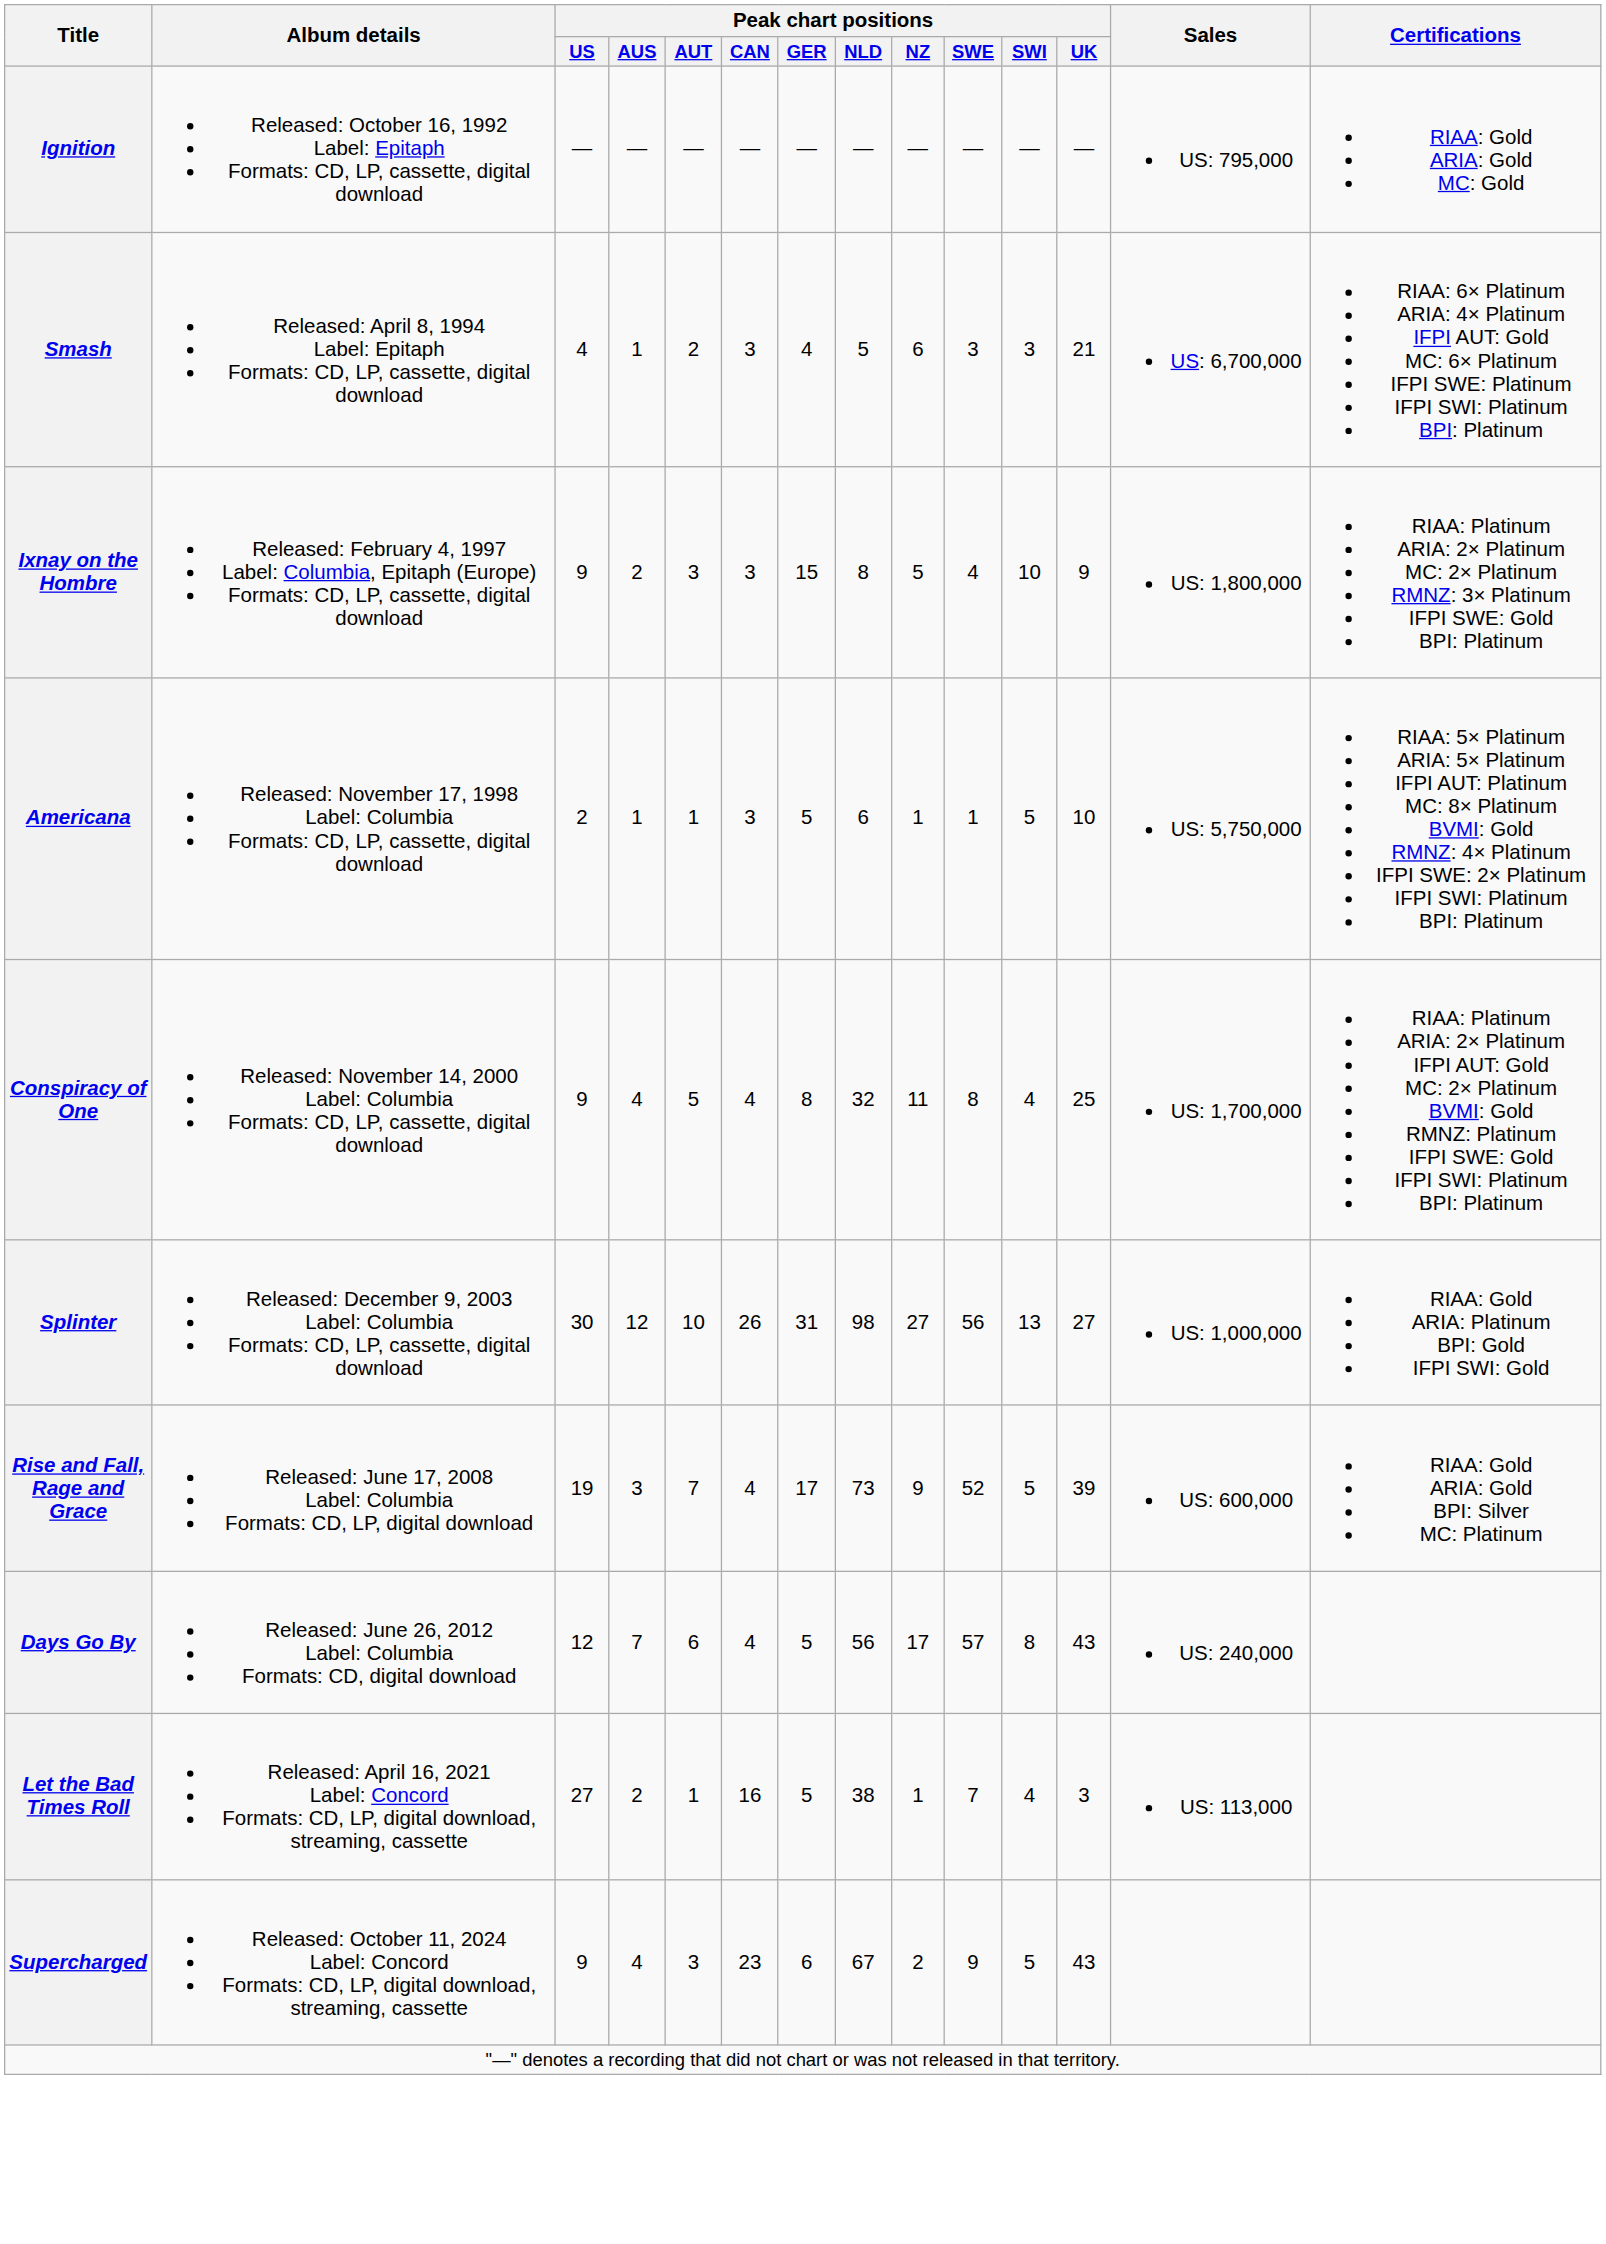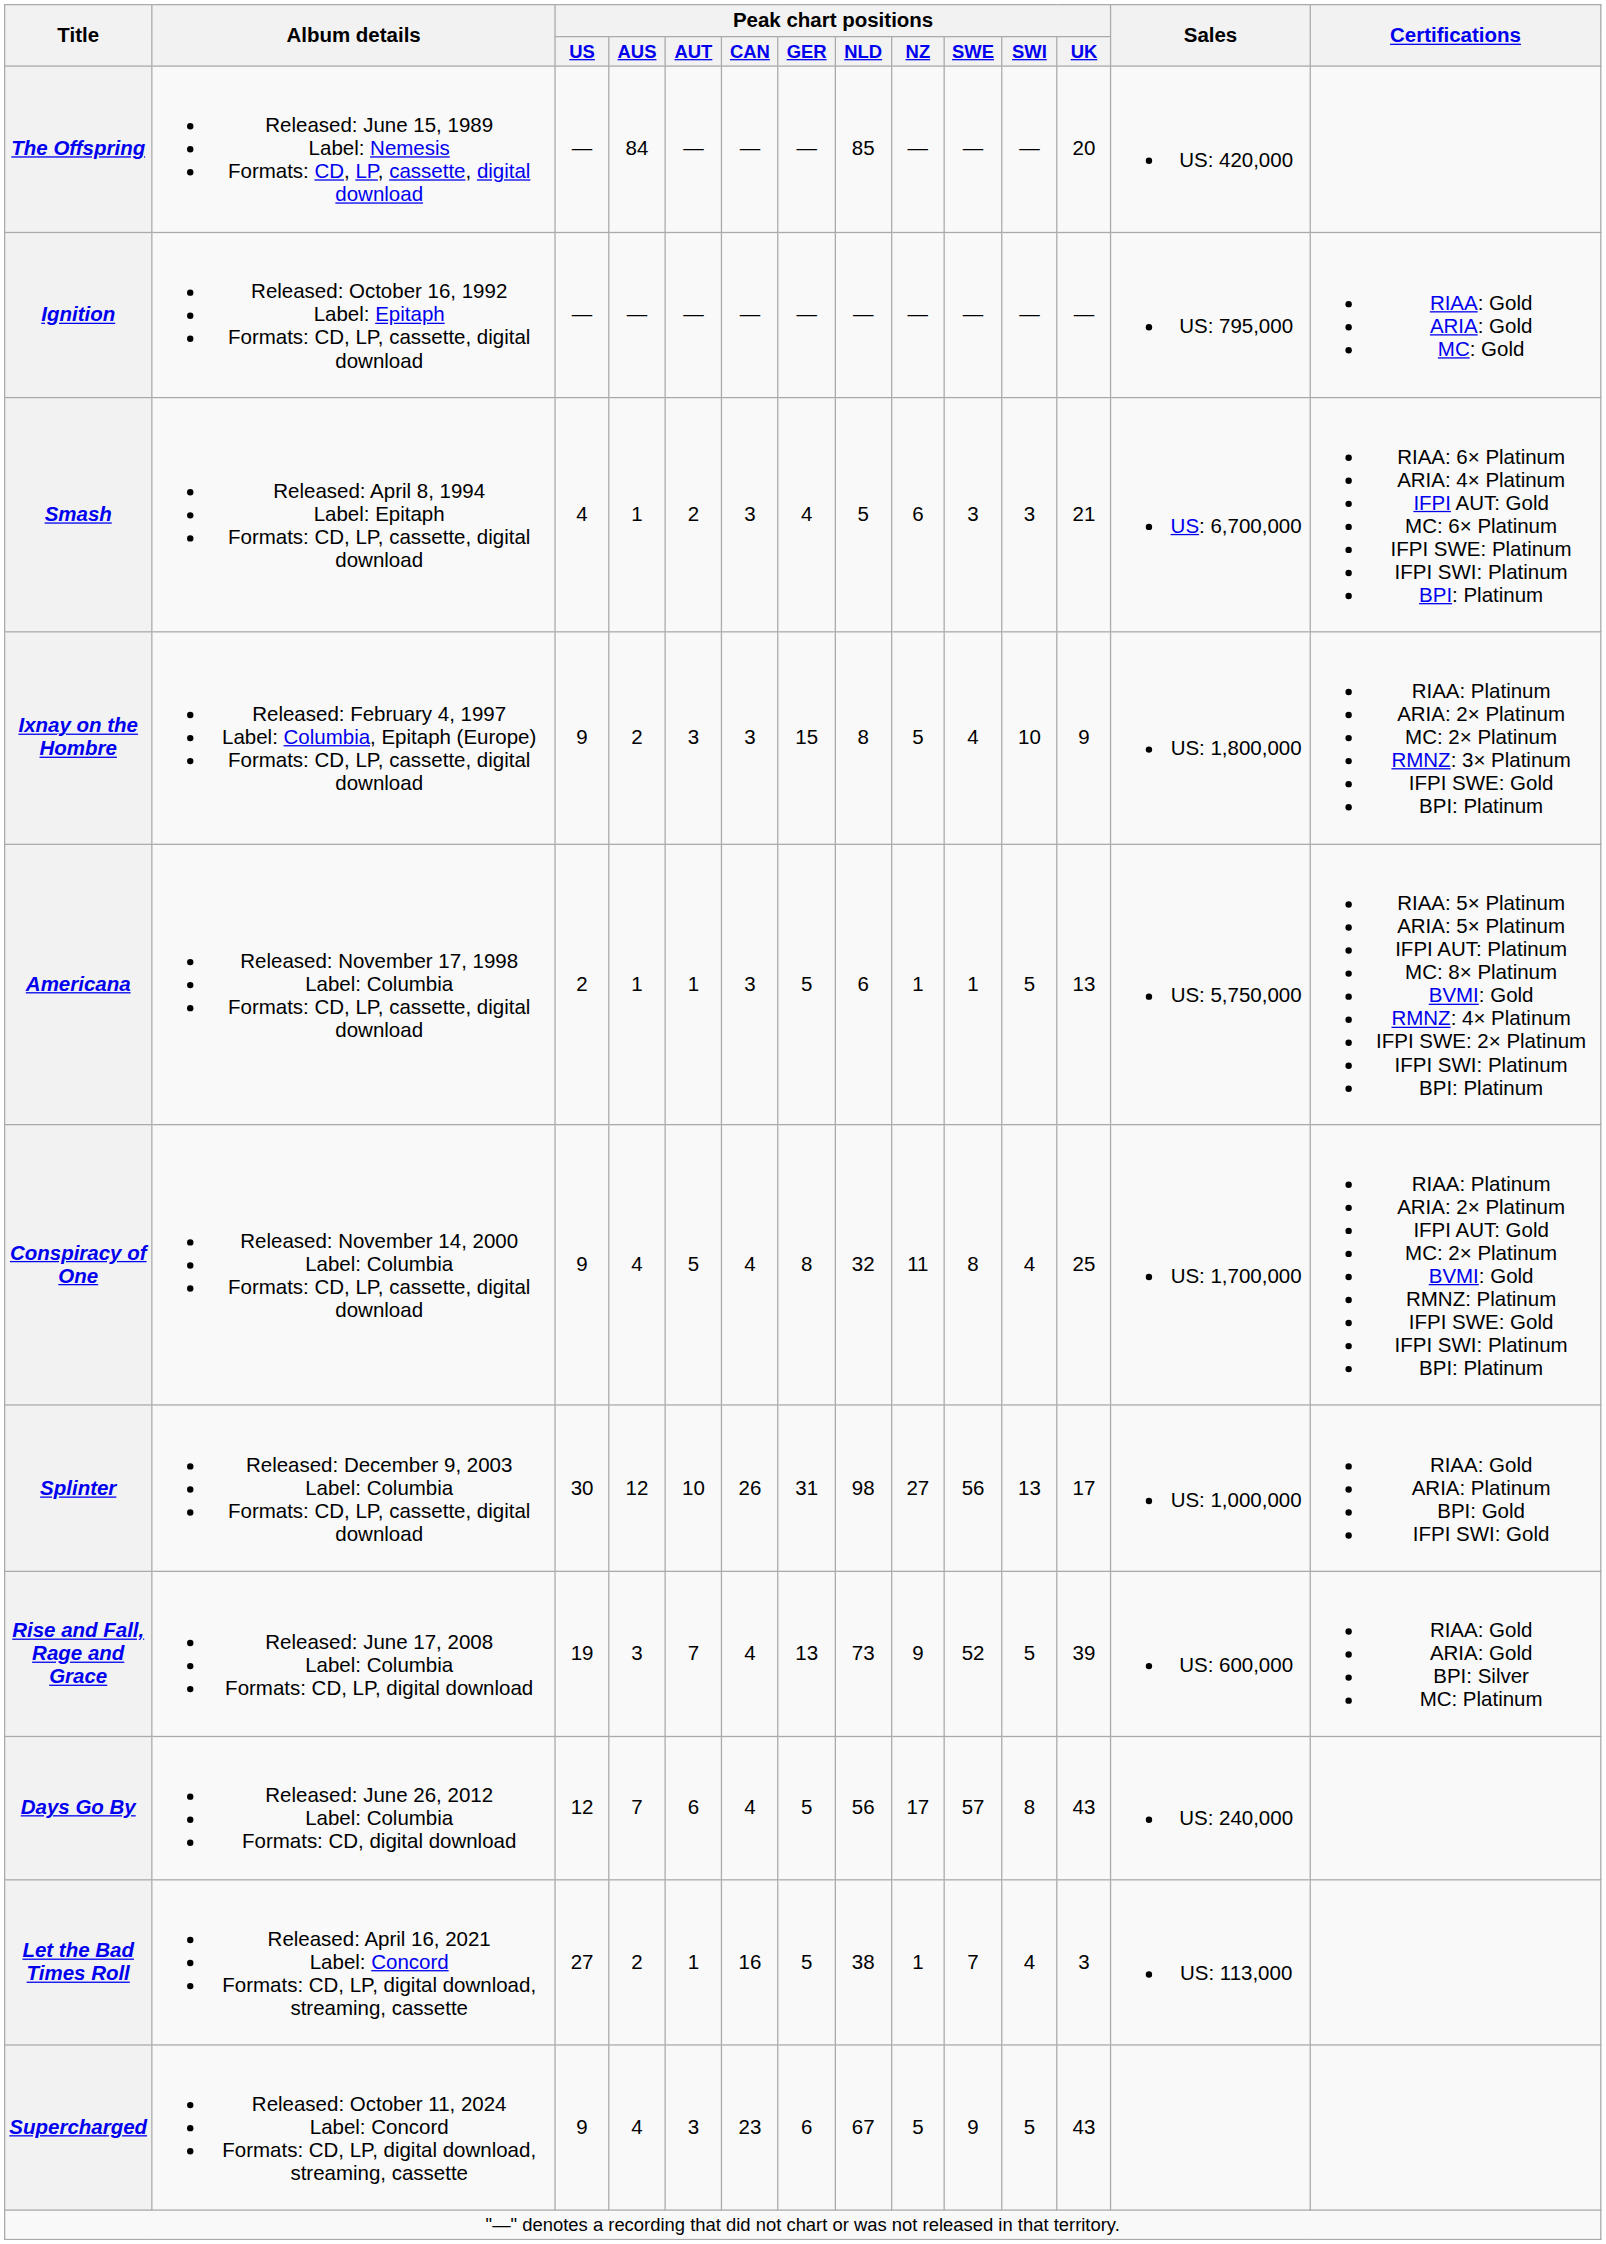+ row: (78, 148)
(1084, 818) 10 -> (1084, 984) 13
(1084, 1322) 27 -> (1084, 1488) 17
(807, 1488) 17 -> (807, 1653) 13
(918, 1961) 2 -> (918, 2127) 5
